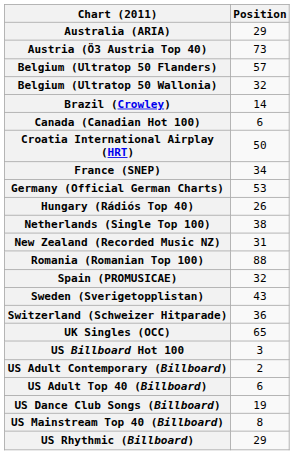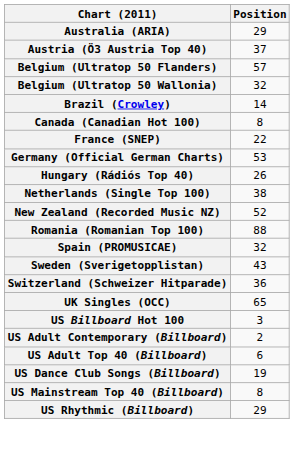(260, 49) 73 -> (260, 49) 37
(260, 121) 6 -> (260, 121) 8
- row: (118, 146)
(260, 170) 34 -> (260, 139) 22
(260, 242) 31 -> (260, 212) 52
